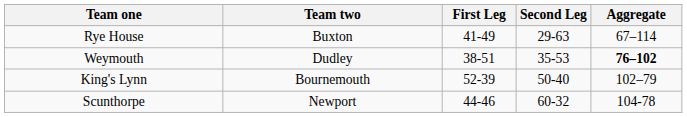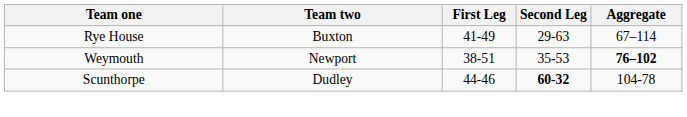(333, 58) Dudley -> (333, 58) Newport
- row: (114, 79)
(333, 101) Newport -> (333, 79) Dudley
(553, 101) normal -> (553, 79) bold
